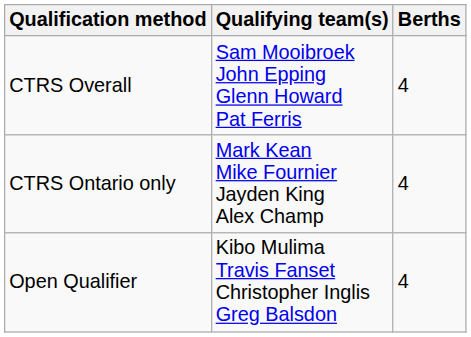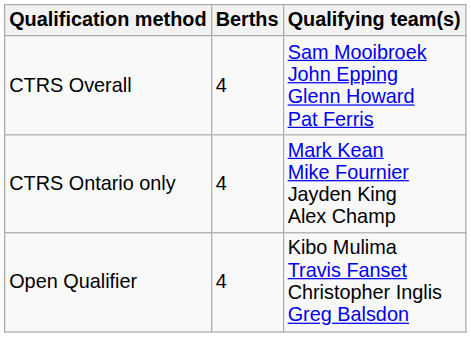columns swapped: (429, 20) <-> (302, 20)
